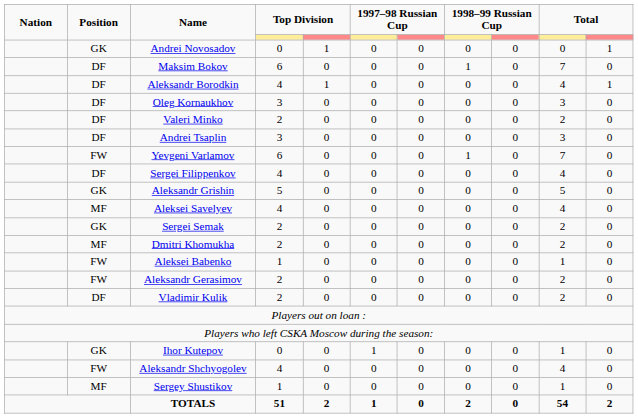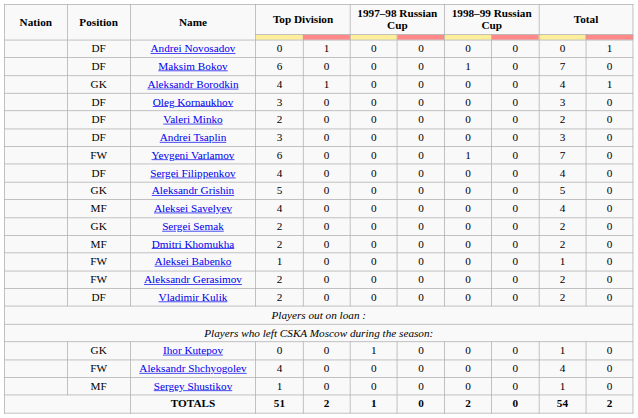(99, 48) GK -> (99, 48) DF
(99, 84) DF -> (99, 84) GK
